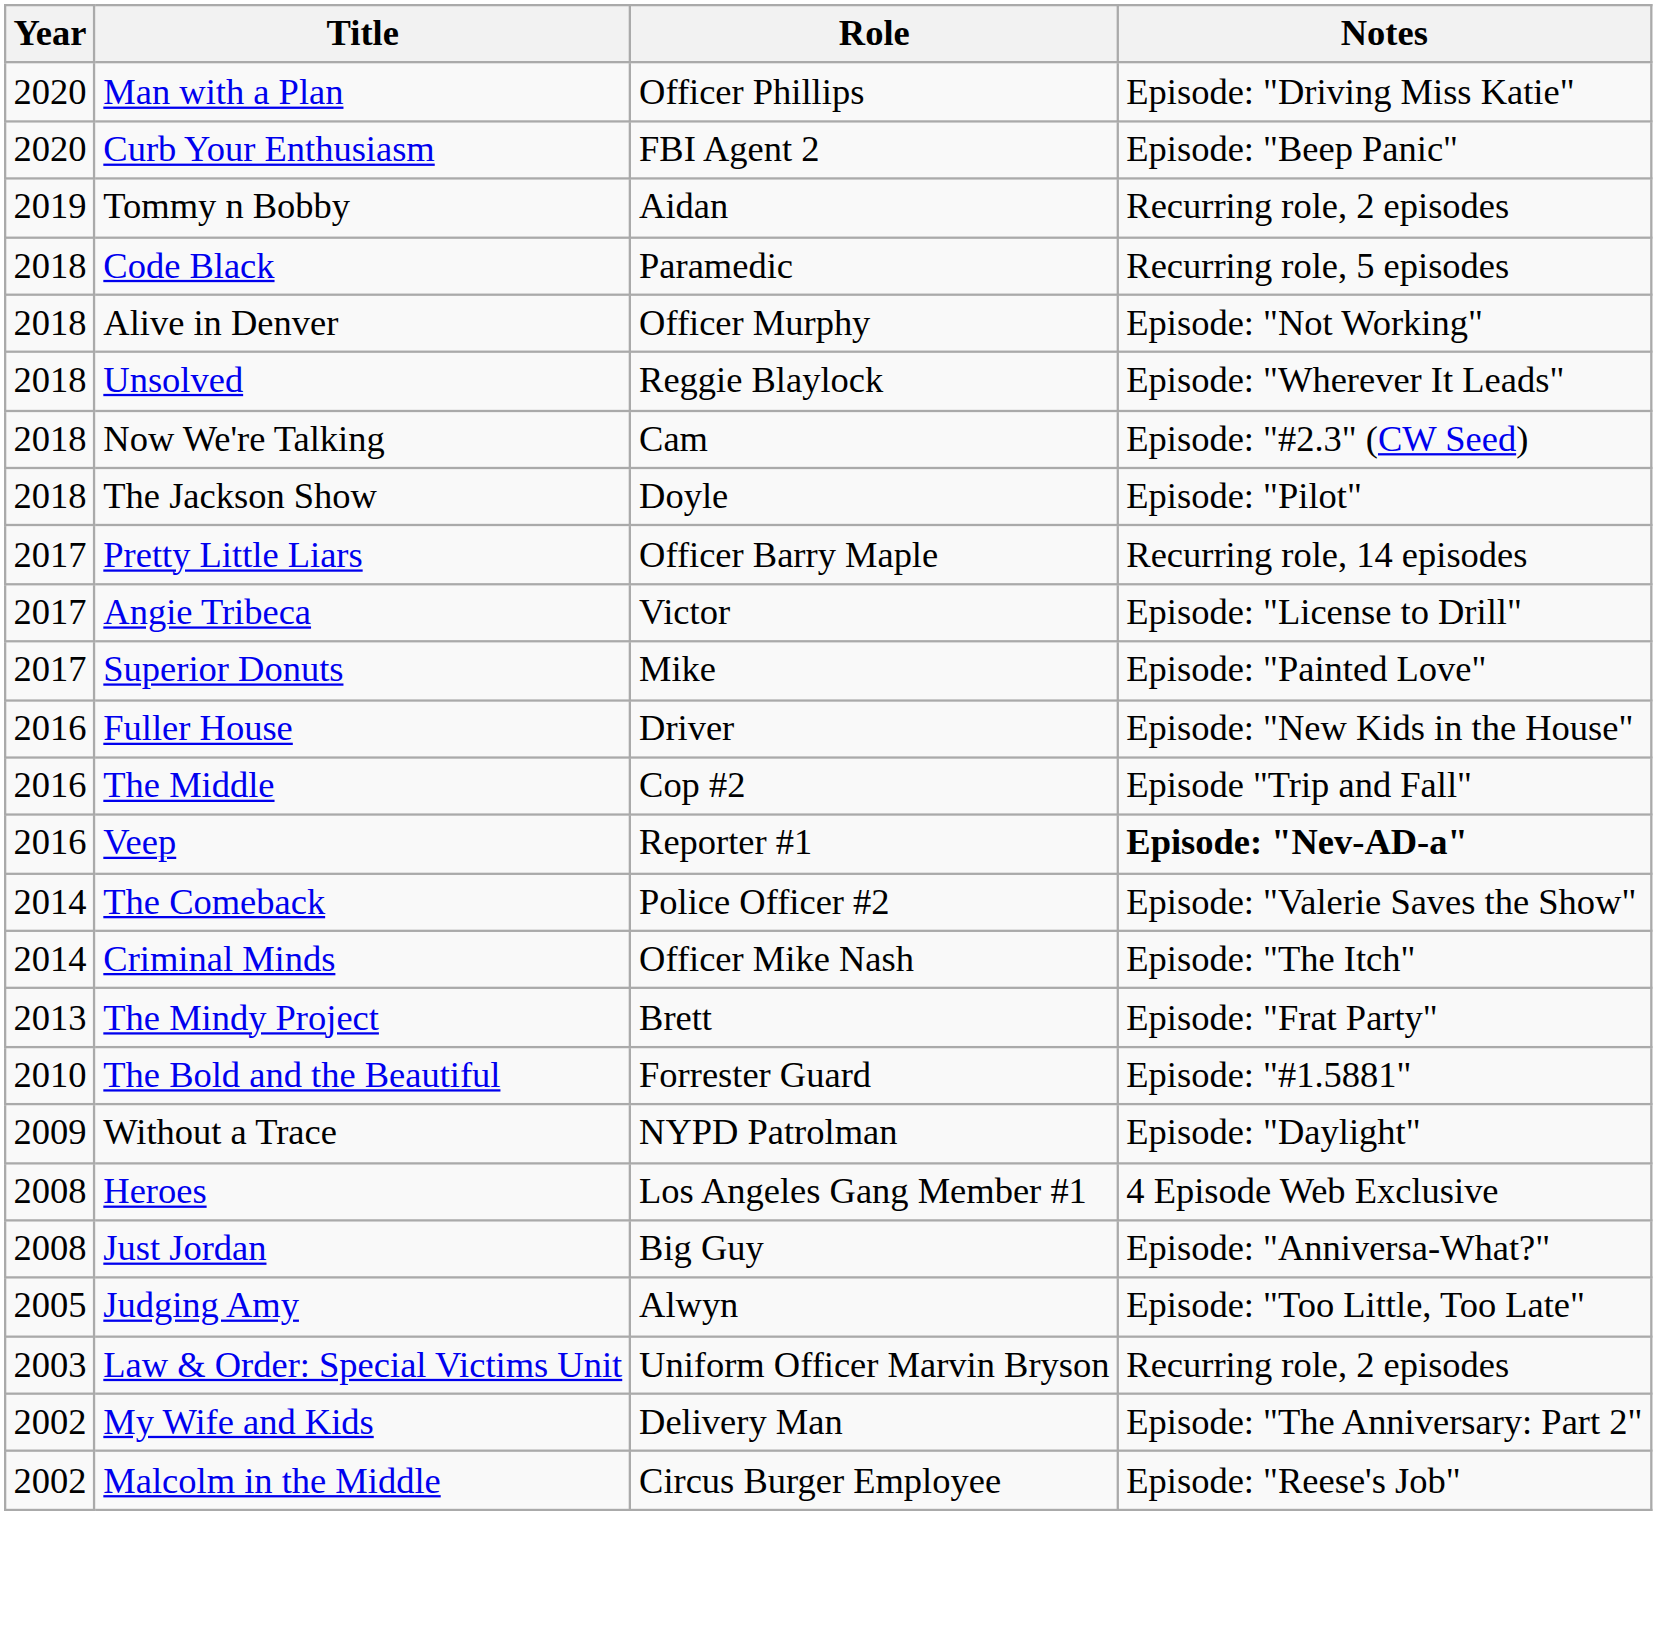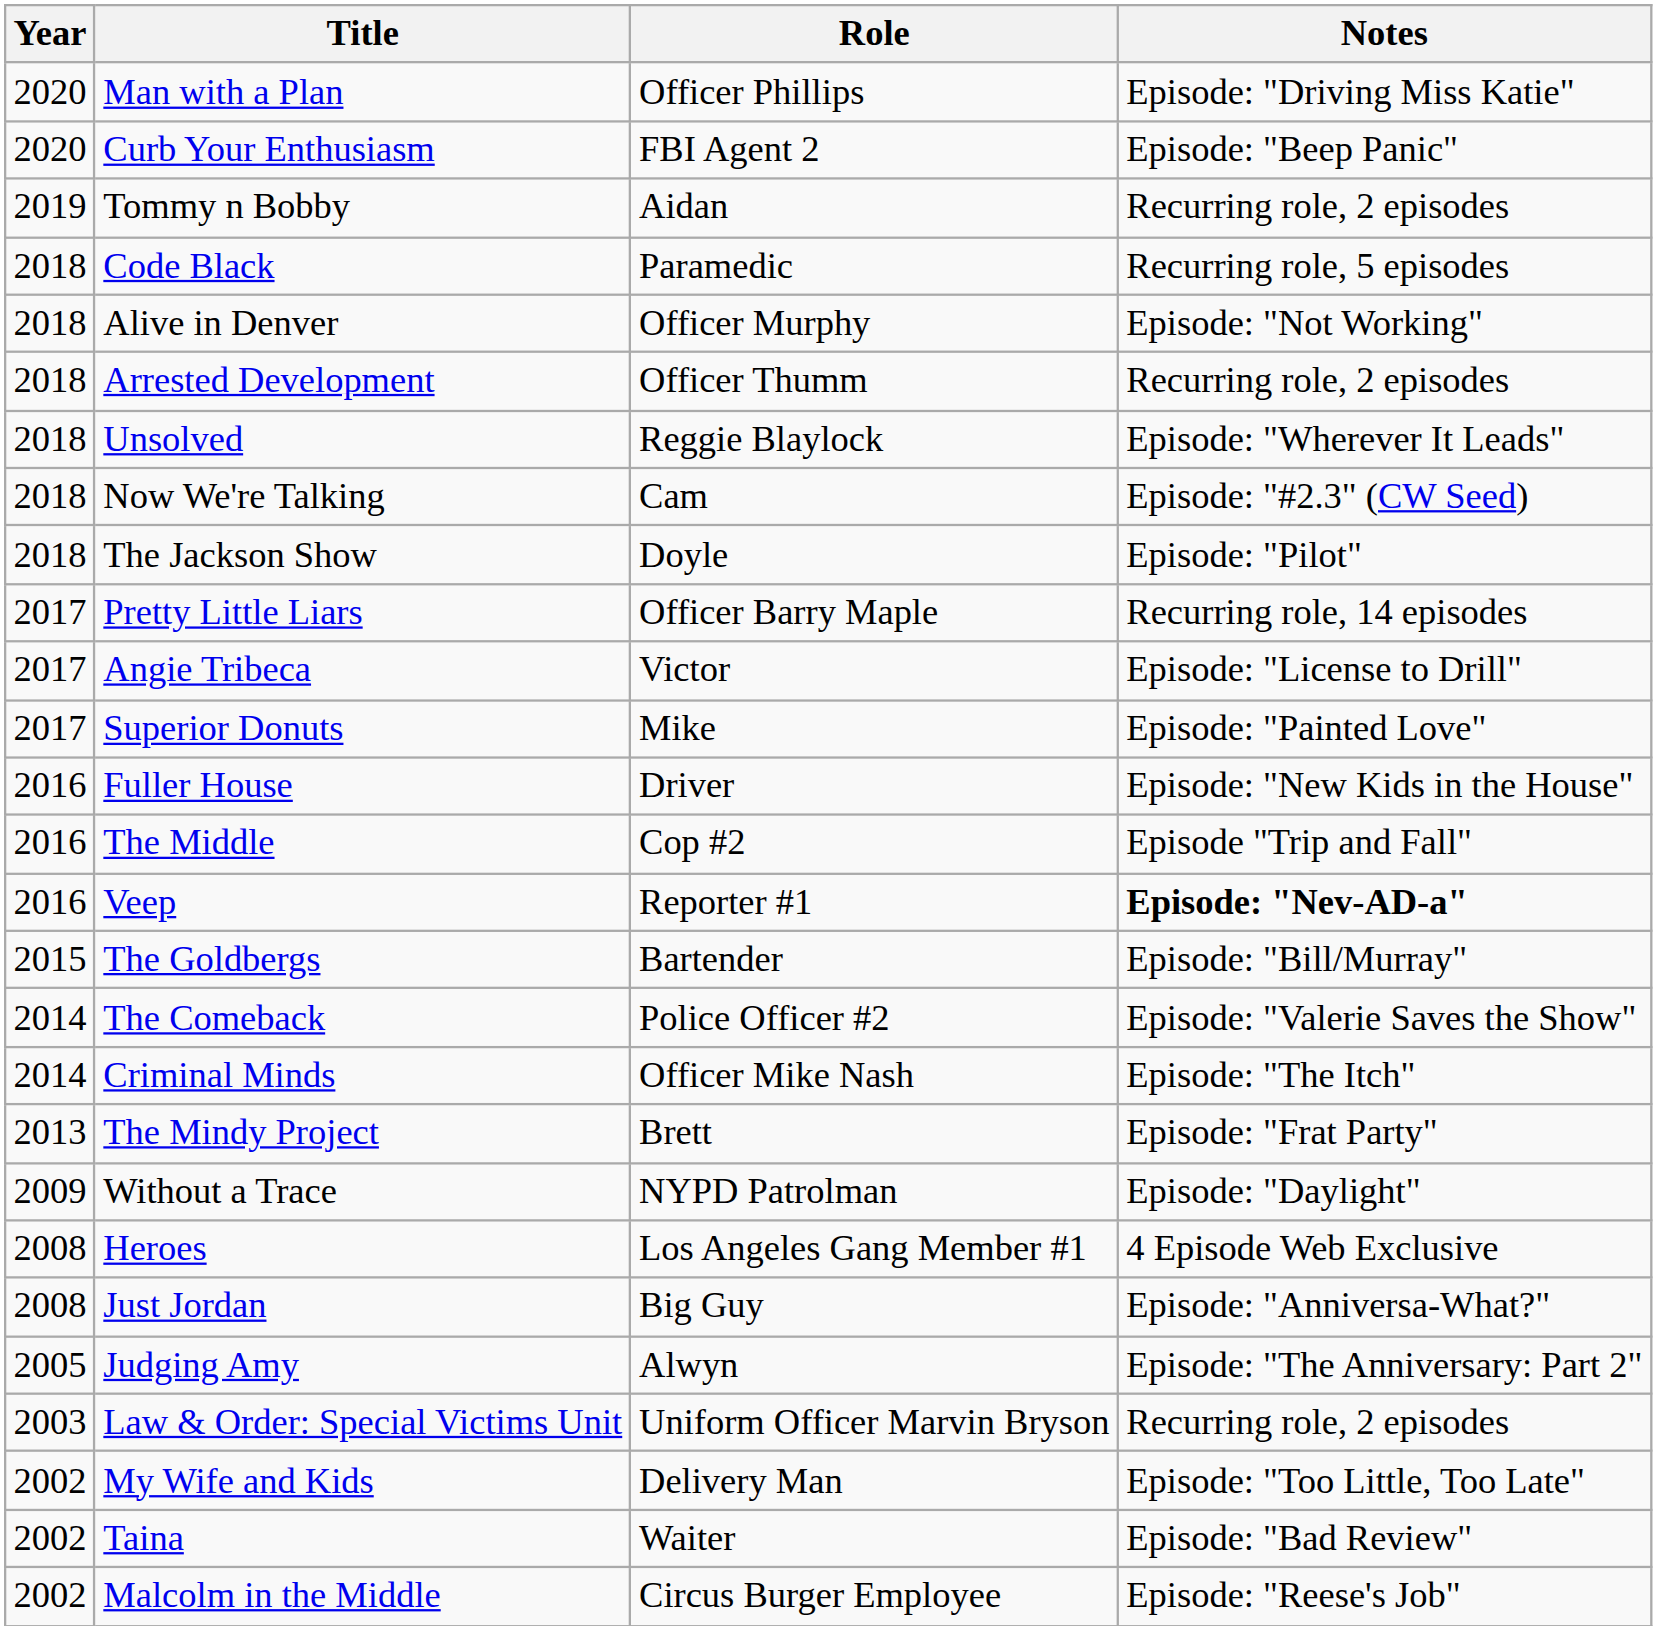+ row: (269, 380)
+ row: (212, 959)
- row: (302, 1074)
(1356, 1306) Episode: "Too Little, Too Late" -> (1384, 1364) Episode: "The Anniversary: Part 2"
(1384, 1421) Episode: "The Anniversary: Part 2" -> (1356, 1479) Episode: "Too Little, Too Late"
+ row: (144, 1537)
